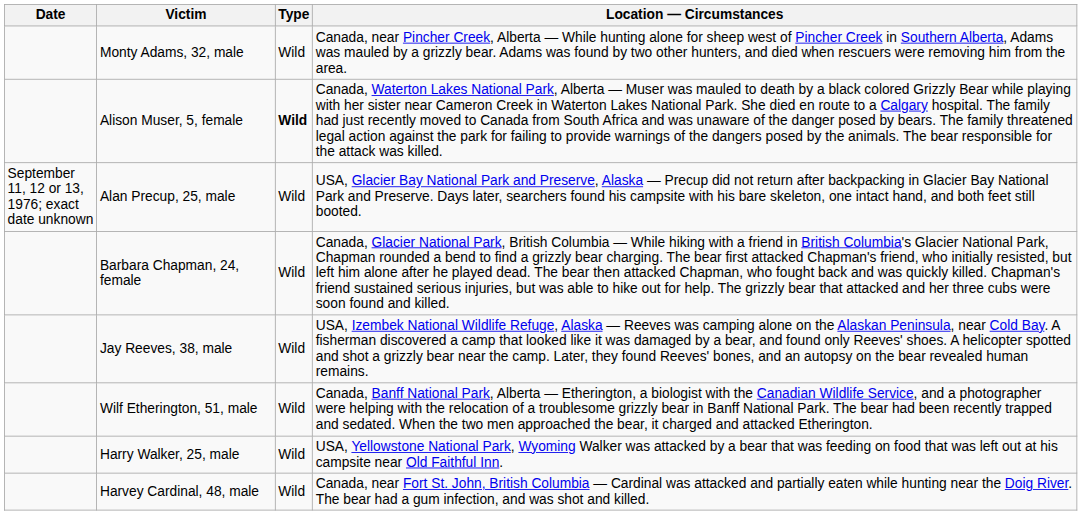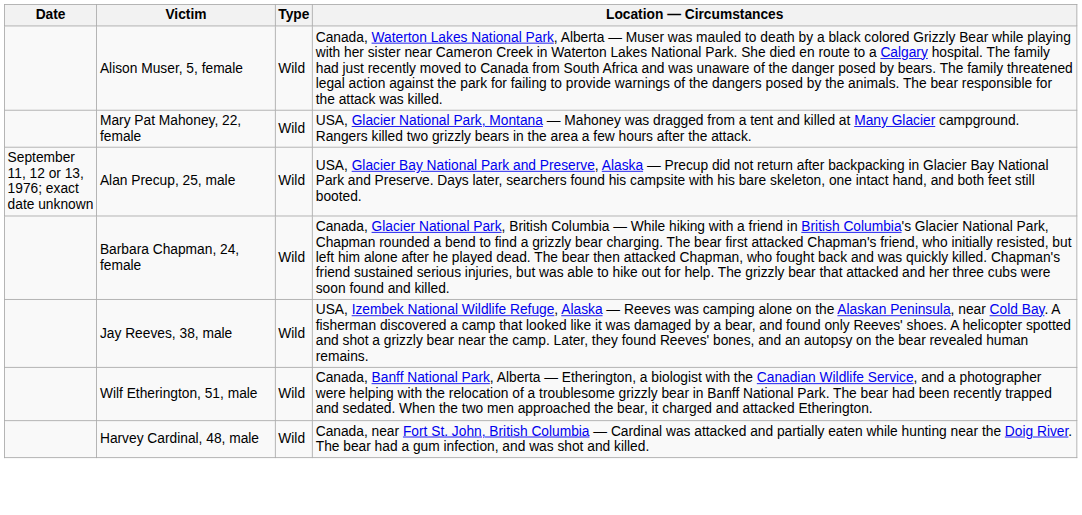- row: (172, 52)
(293, 120) bold -> (292, 68) normal
+ row: (171, 128)
- row: (170, 454)
